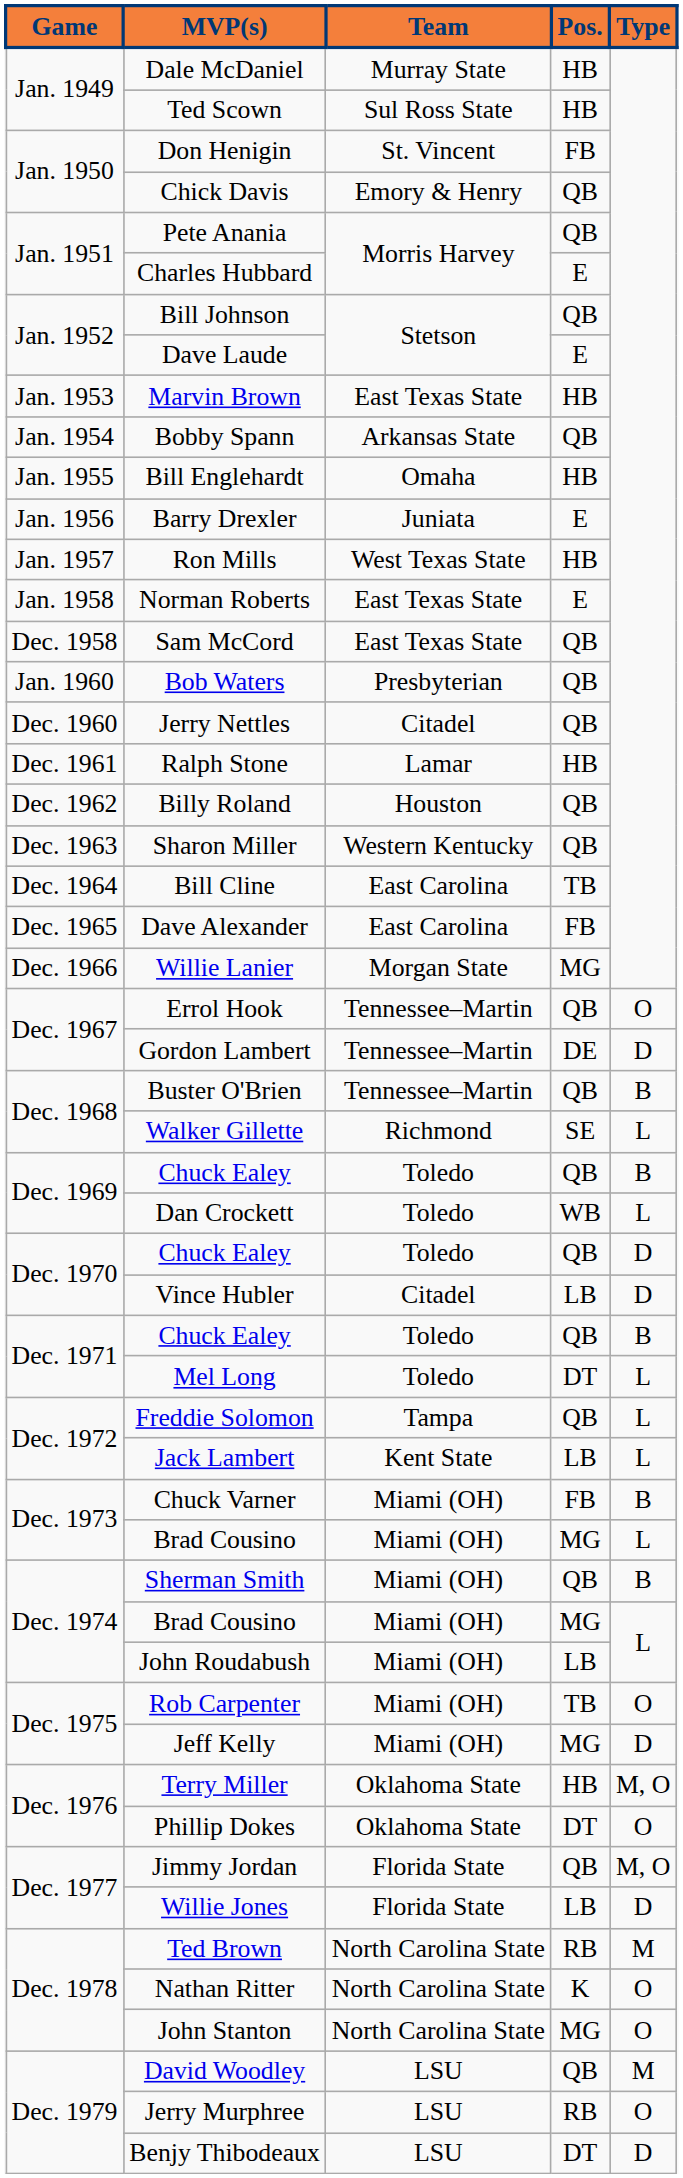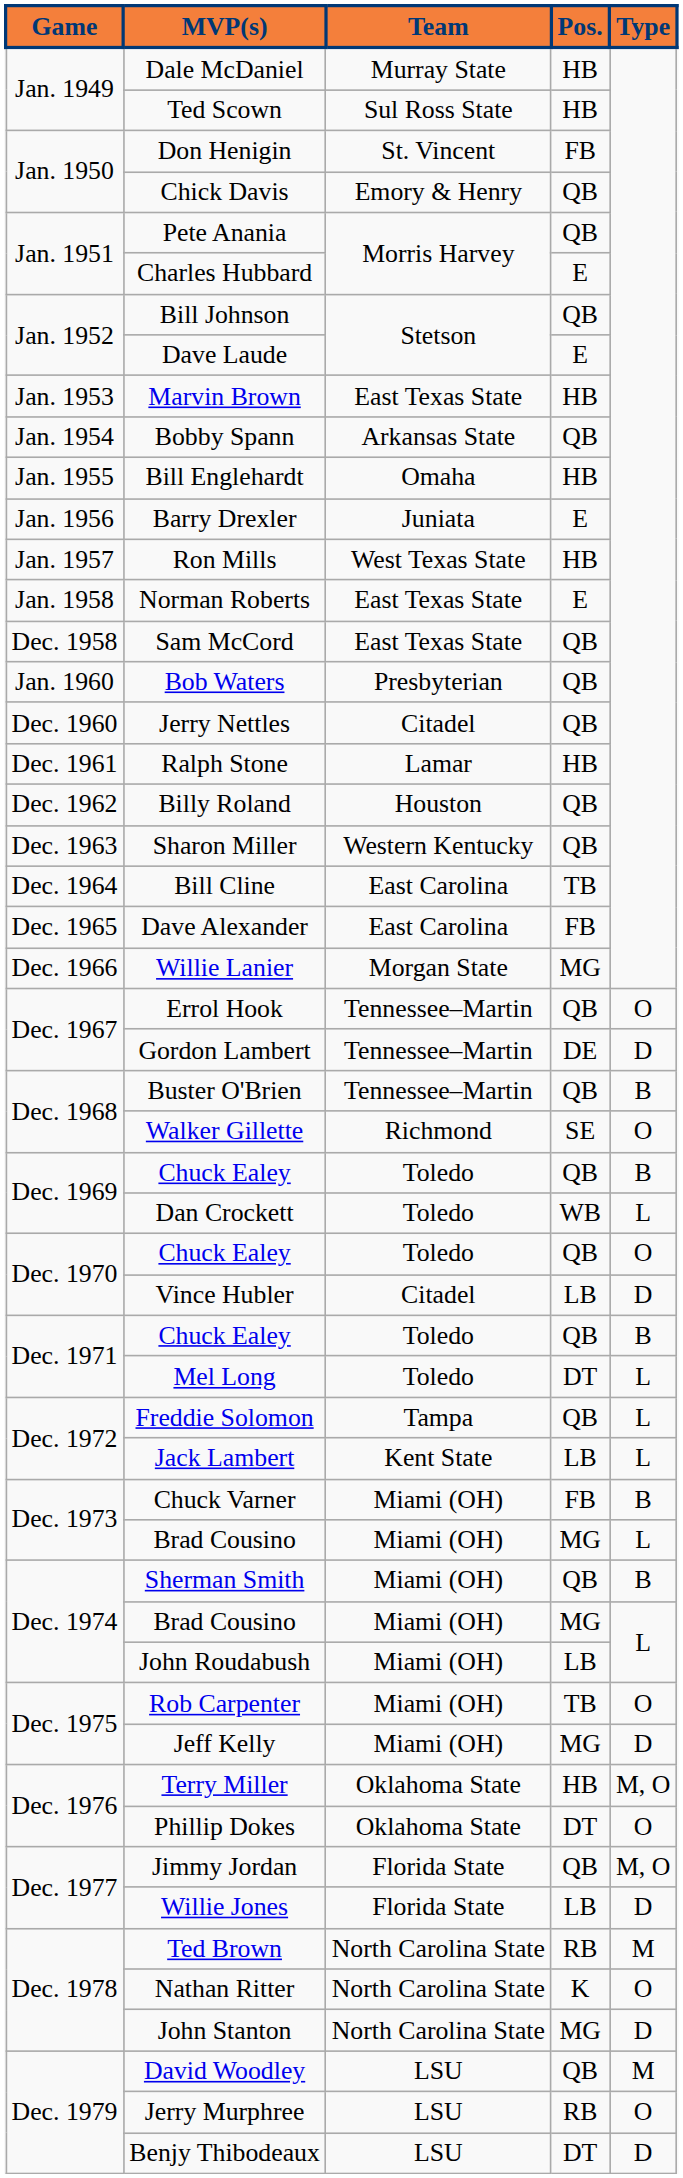(643, 1131) L -> (643, 1131) O
(643, 1253) D -> (643, 1253) O
(643, 2029) O -> (643, 2029) D
